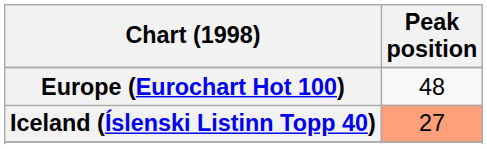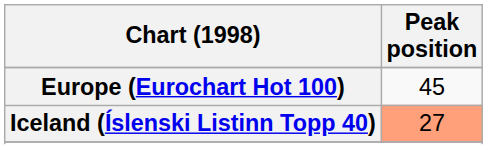(432, 86) 48 -> (432, 86) 45
